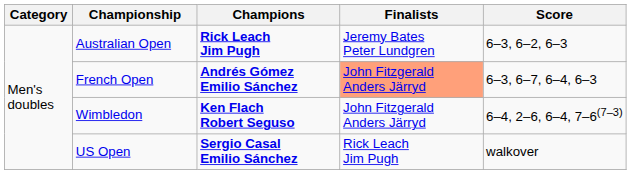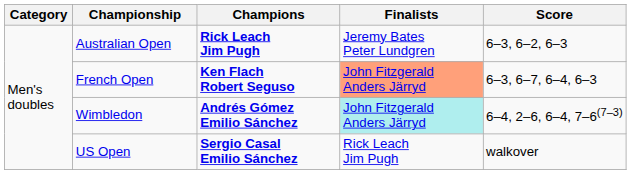(249, 79) Andrés Gómez Emilio Sánchez -> (247, 79) Ken Flach Robert Seguso
(247, 115) Ken Flach Robert Seguso -> (249, 115) Andrés Gómez Emilio Sánchez
(389, 115) no background -> (389, 115) paleturquoise background
